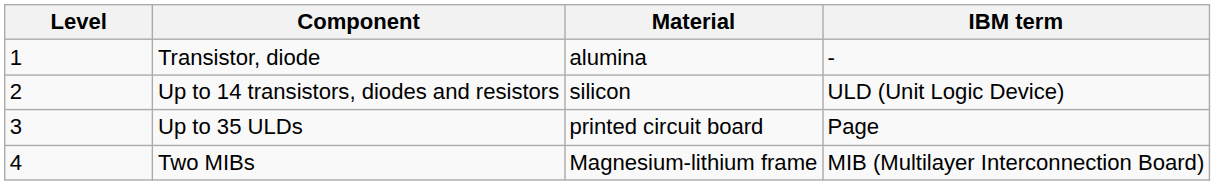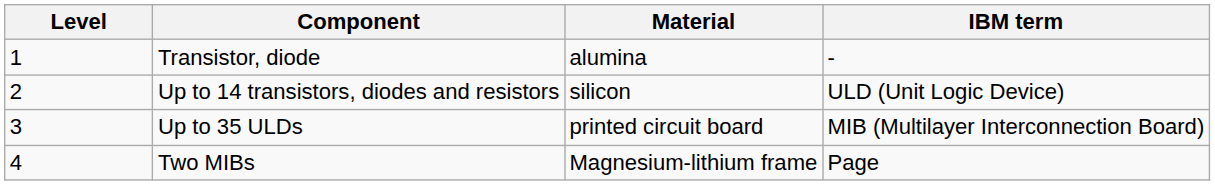(853, 127) Page -> (1016, 127) MIB (Multilayer Interconnection Board)
(1016, 162) MIB (Multilayer Interconnection Board) -> (853, 162) Page
